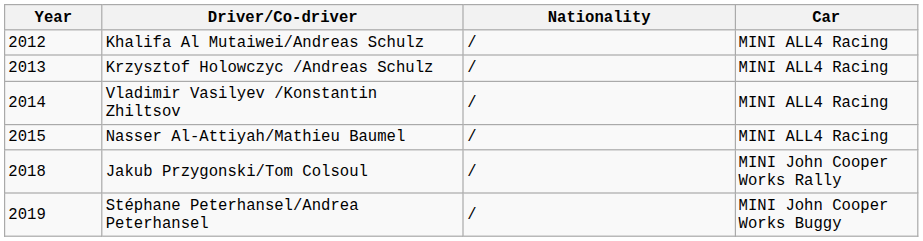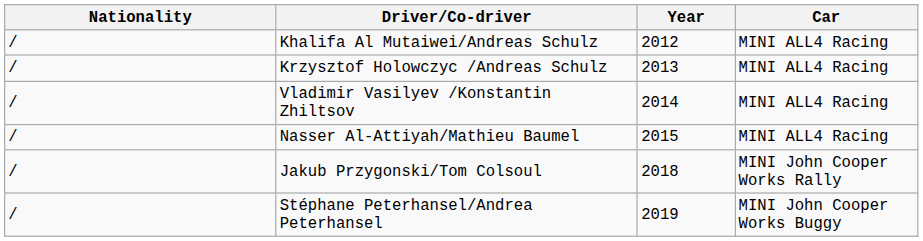columns swapped: (53, 17) <-> (599, 17)
